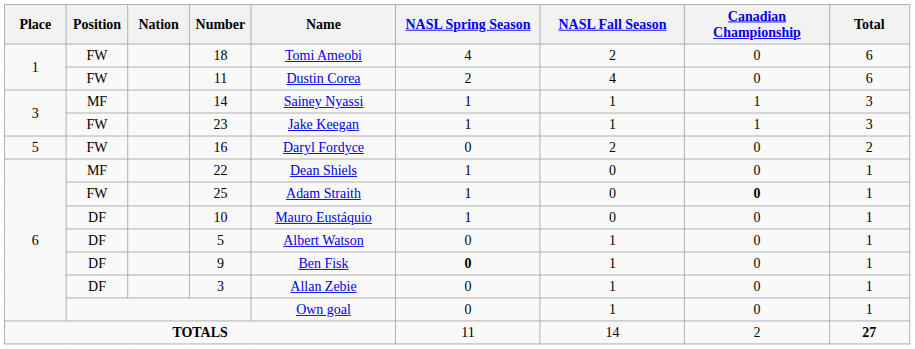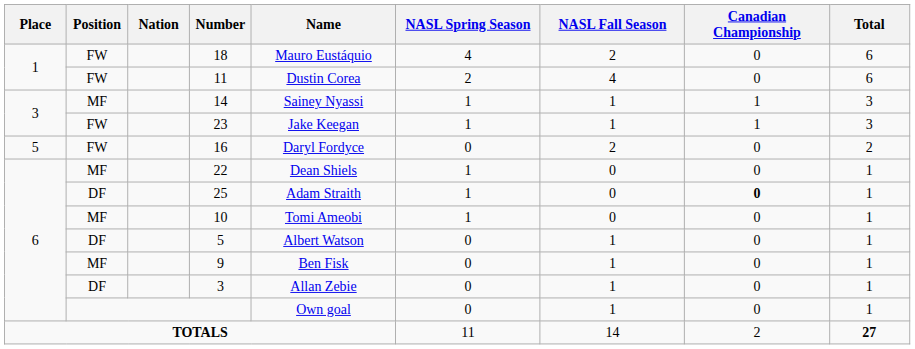(323, 55) Tomi Ameobi -> (323, 55) Mauro Eustáquio
(97, 194) FW -> (97, 194) DF
(97, 217) DF -> (97, 217) MF
(323, 217) Mauro Eustáquio -> (323, 217) Tomi Ameobi
(97, 263) DF -> (97, 263) MF
(468, 263) bold -> (468, 263) normal
